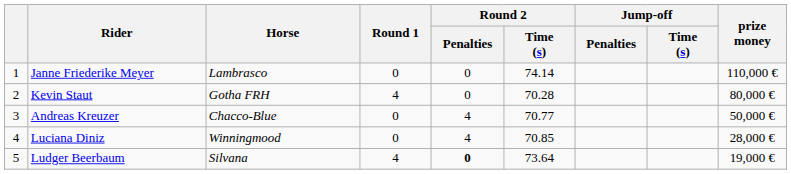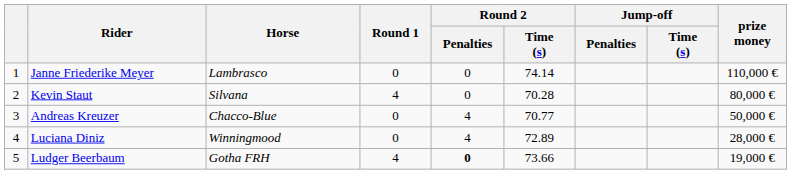(239, 95) Gotha FRH -> (228, 95) Silvana
(539, 137) 70.85 -> (539, 137) 72.89
(228, 159) Silvana -> (239, 159) Gotha FRH
(539, 159) 73.64 -> (539, 159) 73.66
